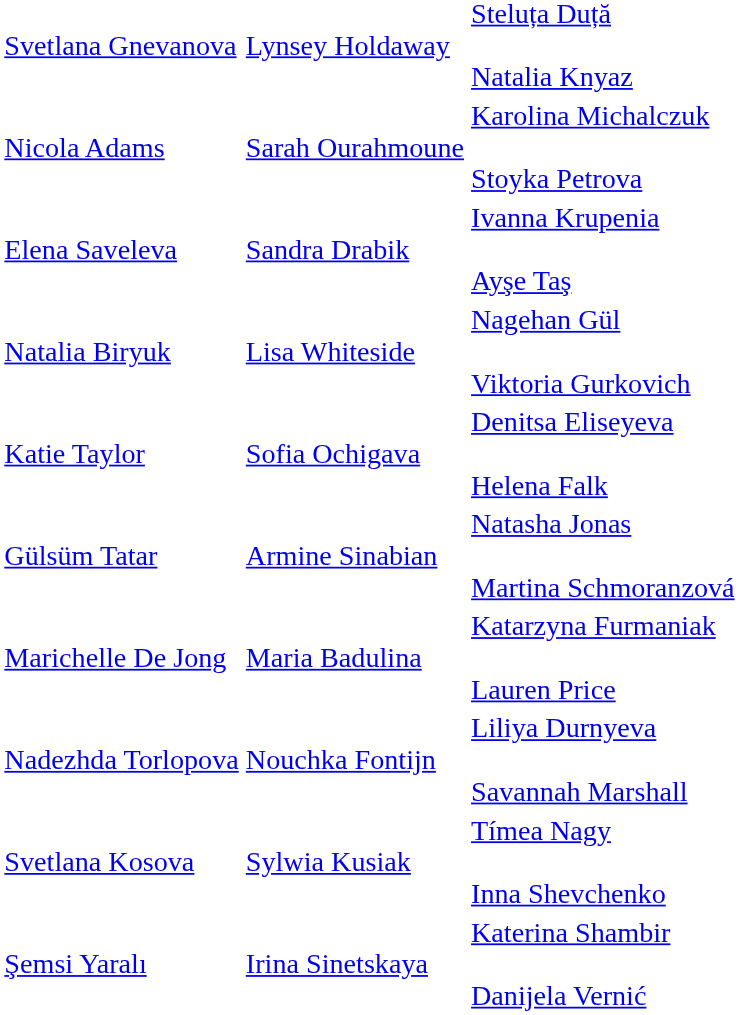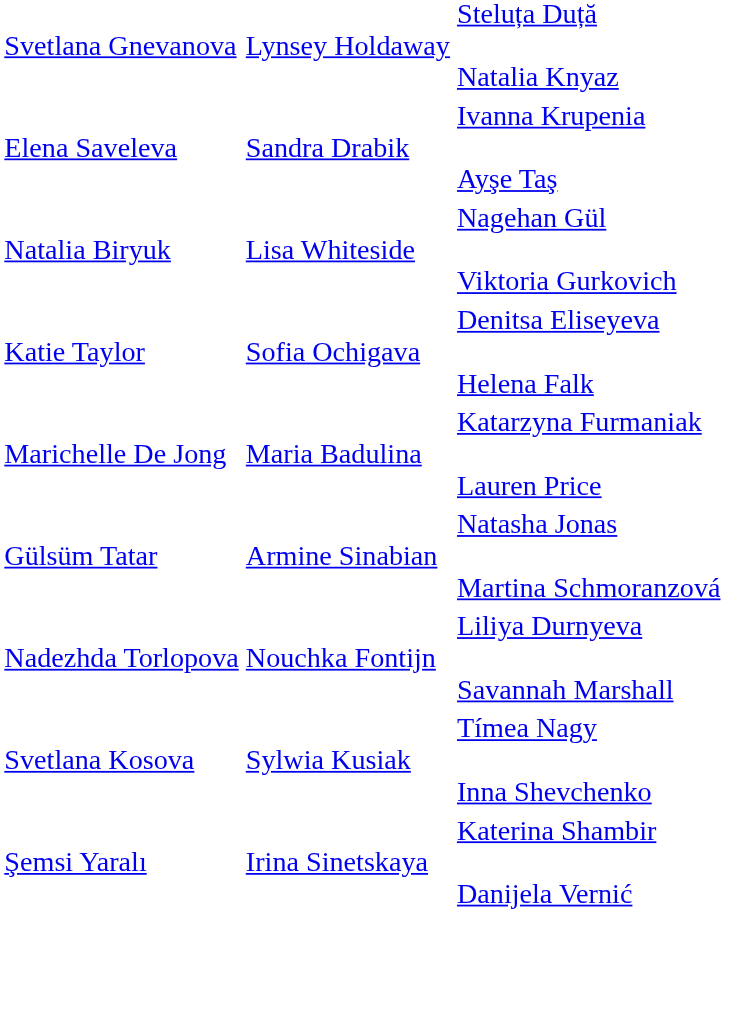- row: (84, 147)
rows swapped: (81, 555) <-> (115, 657)
